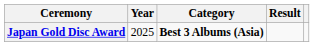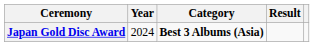(142, 32) 2025 -> (142, 32) 2024
